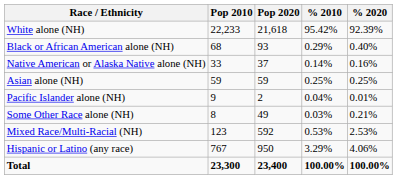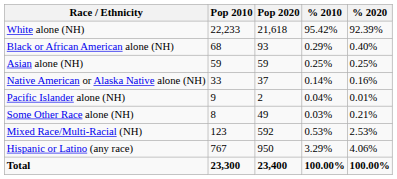rows swapped: (106, 64) <-> (45, 81)
